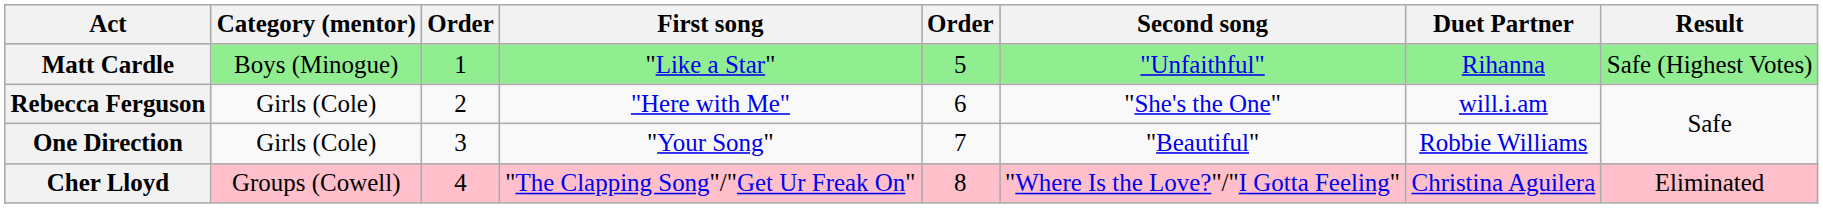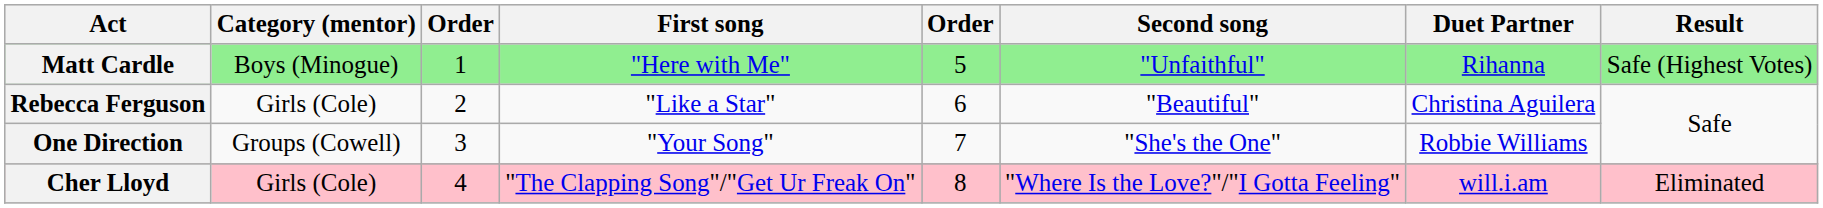(710, 63) "Like a Star" -> (710, 63) "Here with Me"
(710, 103) "Here with Me" -> (710, 103) "Like a Star"
(1203, 103) "She's the One" -> (1203, 103) "Beautiful"
(1503, 103) will.i.am -> (1503, 103) Christina Aguilera
(316, 143) Girls (Cole) -> (316, 143) Groups (Cowell)
(1203, 143) "Beautiful" -> (1203, 143) "She's the One"
(316, 182) Groups (Cowell) -> (316, 182) Girls (Cole)
(1503, 182) Christina Aguilera -> (1503, 182) will.i.am
